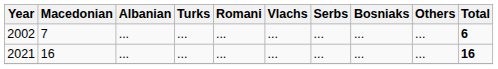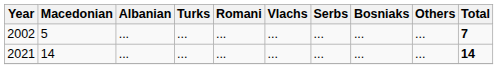(44, 34) 7 -> (44, 34) 5
(465, 34) 6 -> (465, 34) 7
(48, 53) 16 -> (48, 53) 14
(468, 53) 16 -> (468, 53) 14
